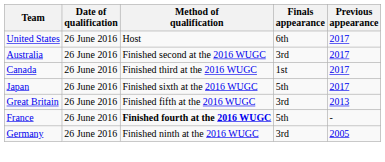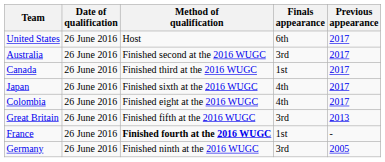(282, 86) 5th -> (282, 86) 4th
+ row: (26, 102)
(282, 117) 5th -> (282, 133) 1st
